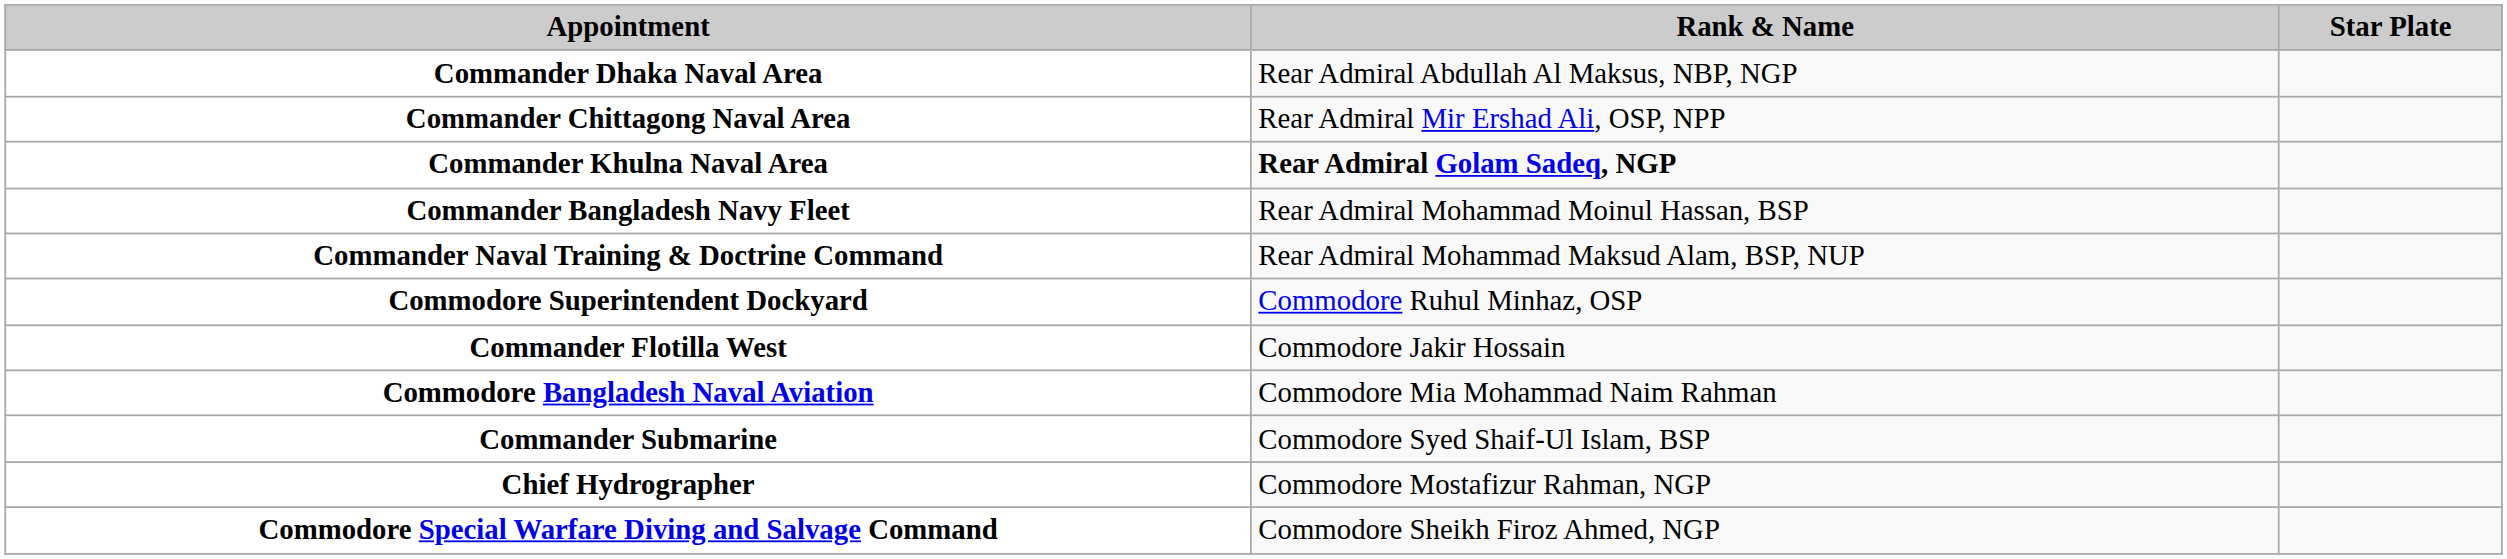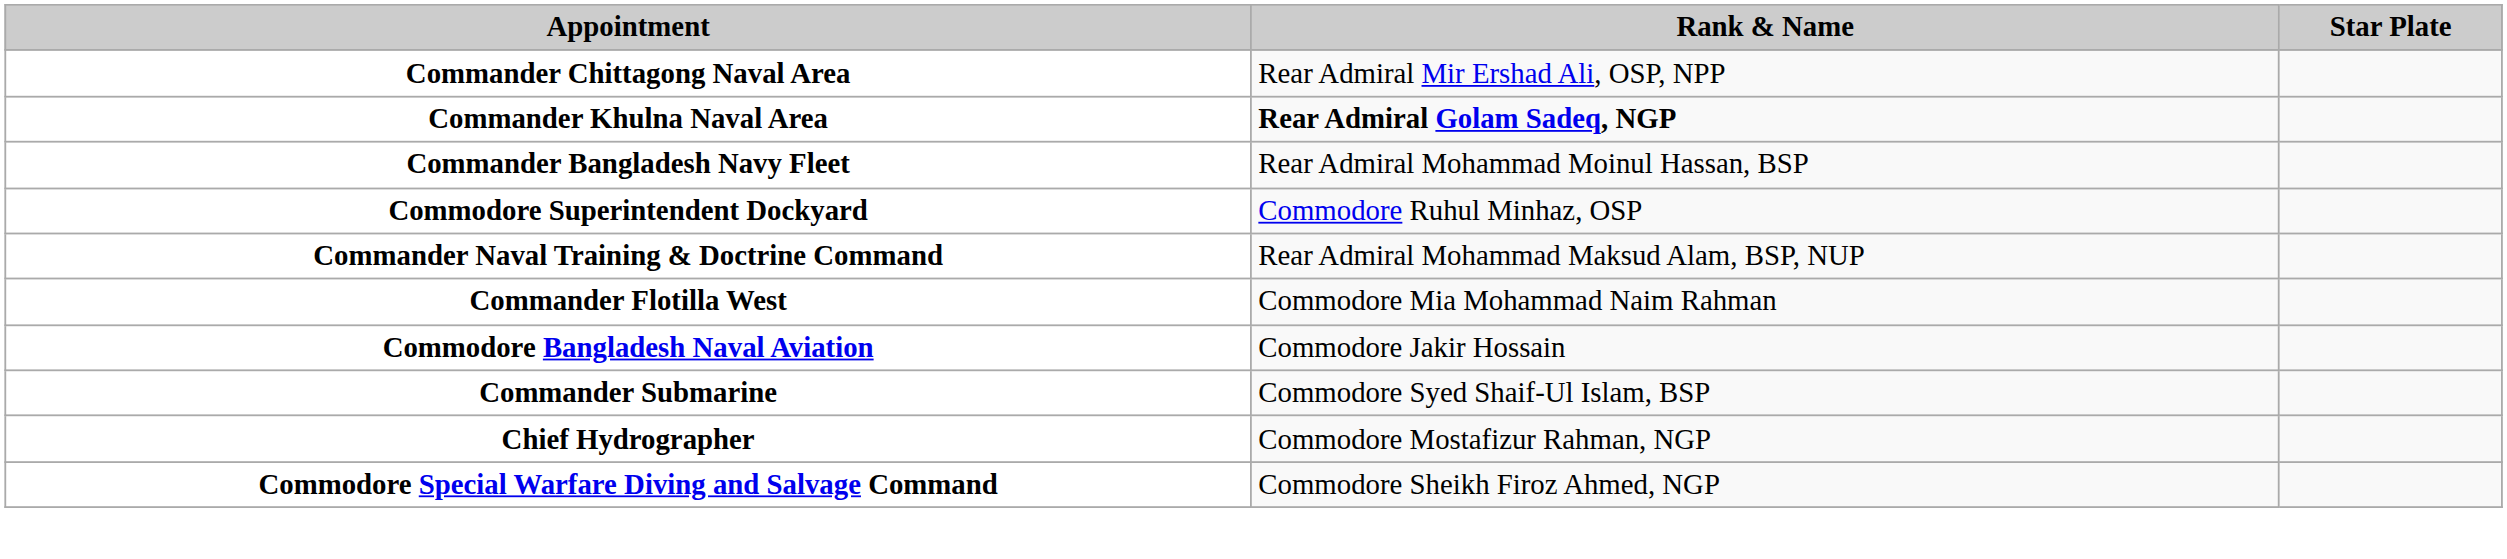- row: (628, 73)
rows swapped: (628, 255) <-> (628, 301)
(1412, 347) Commodore Jakir Hossain -> (1518, 301) Commodore Mia Mohammad Naim Rahman
(1518, 392) Commodore Mia Mohammad Naim Rahman -> (1412, 347) Commodore Jakir Hossain
